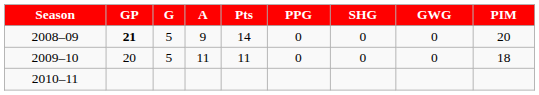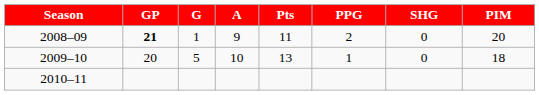- column: (434, 15)
(169, 36) 5 -> (196, 36) 1
(244, 36) 14 -> (285, 36) 11
(298, 36) 0 -> (349, 36) 2
(203, 57) 11 -> (237, 57) 10
(244, 57) 11 -> (285, 57) 13
(298, 57) 0 -> (349, 57) 1
